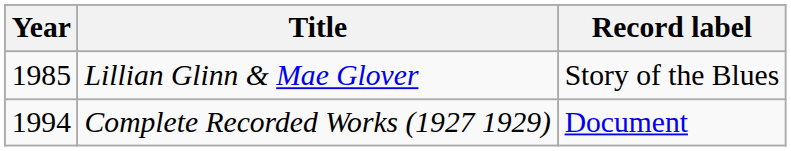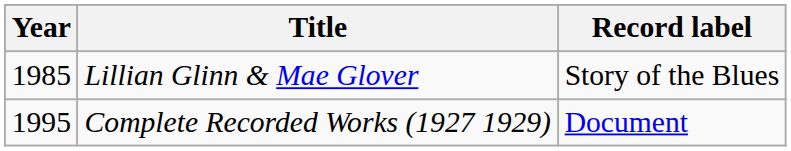(41, 121) 1994 -> (41, 121) 1995
